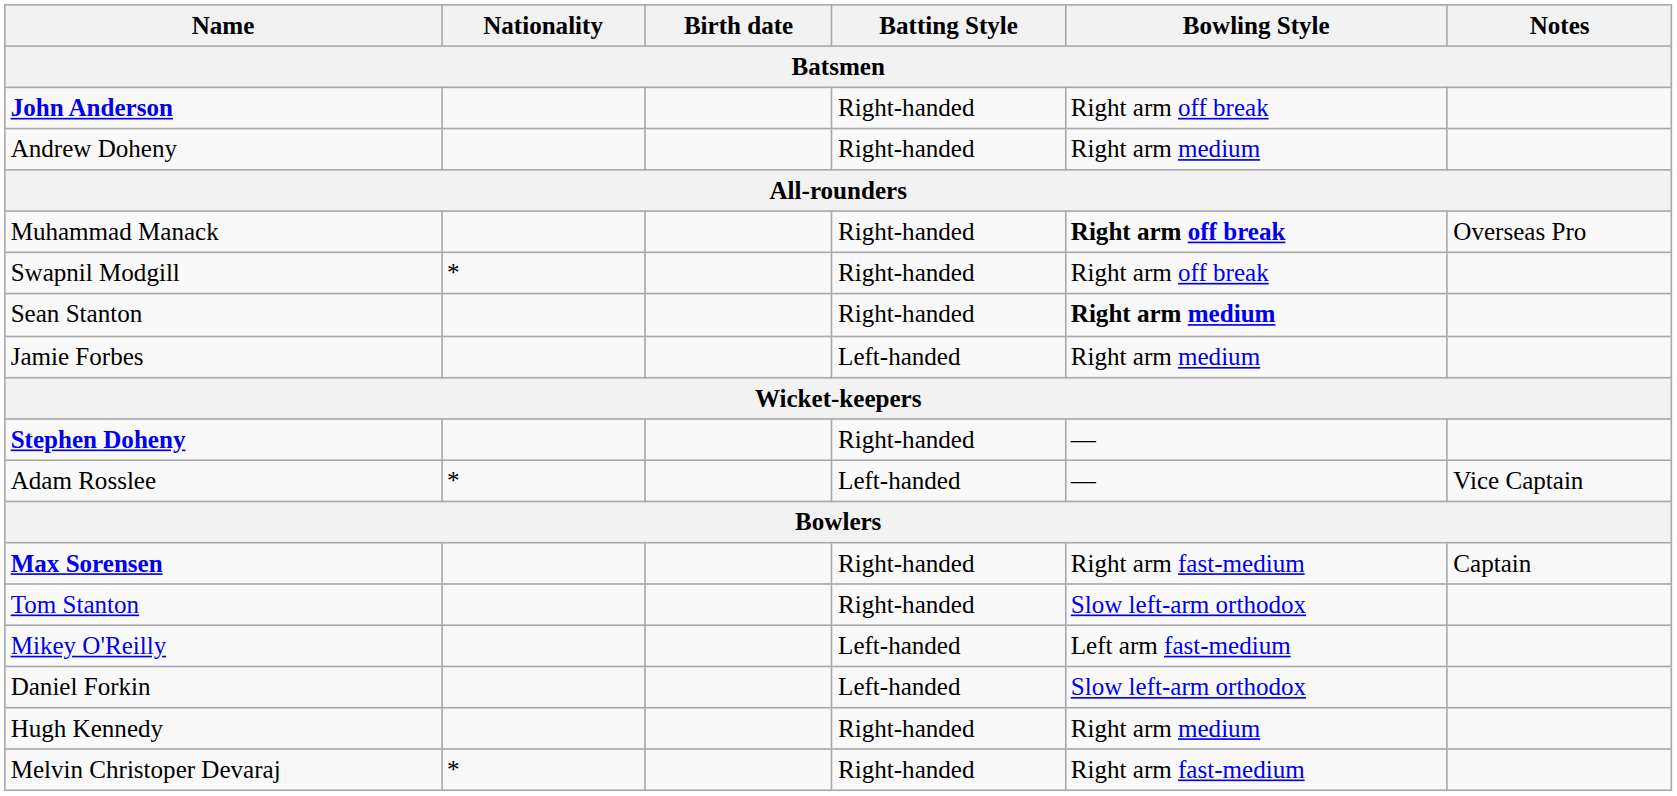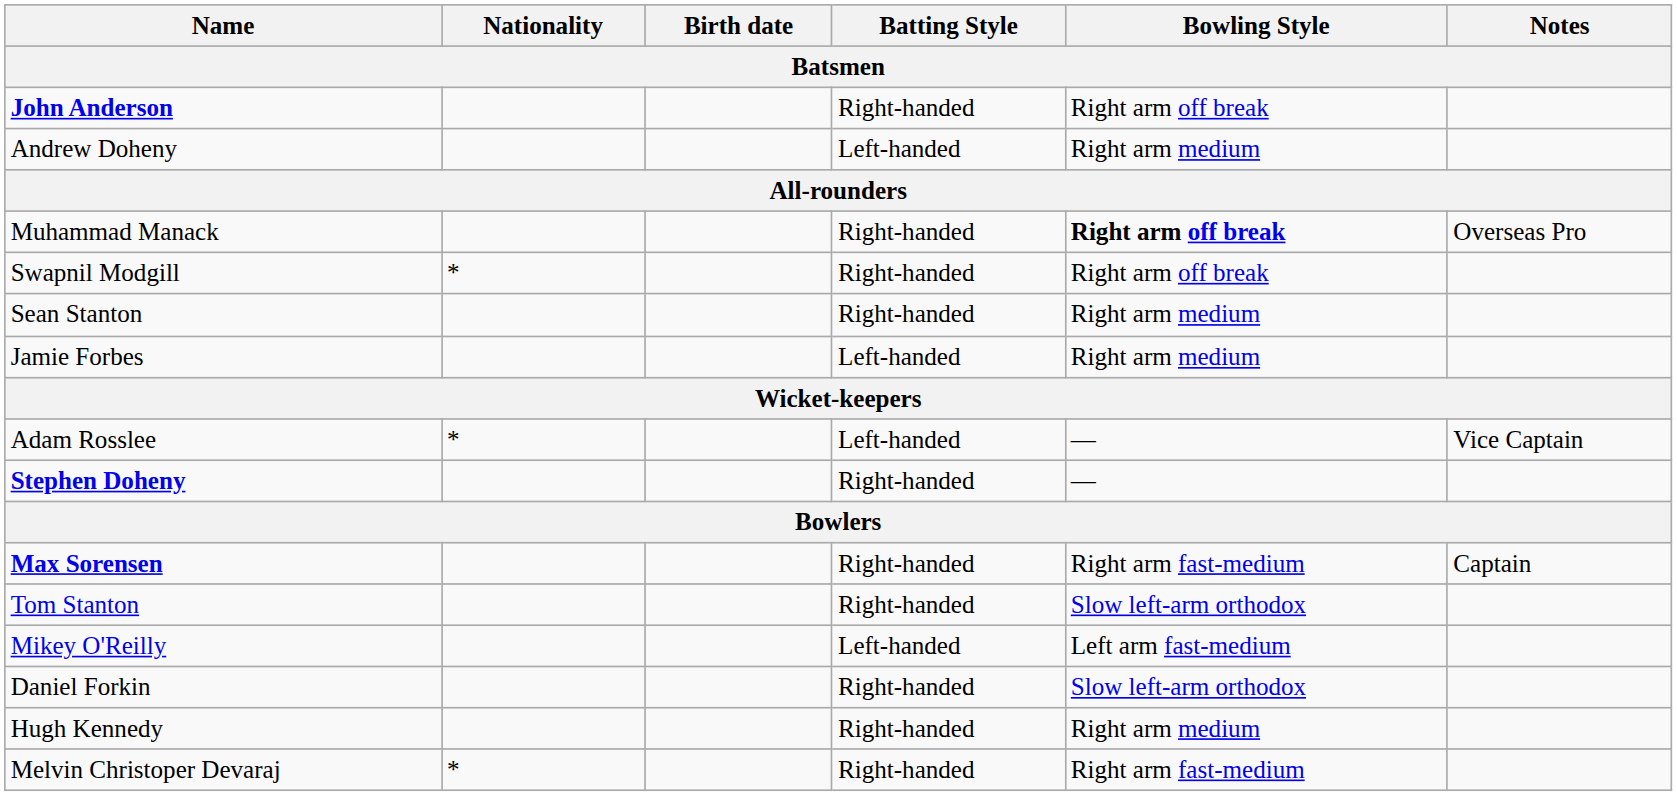(906, 149) Right-handed -> (899, 149) Left-handed
(1173, 314) bold -> (1165, 314) normal
rows swapped: (98, 438) <-> (83, 480)
(899, 687) Left-handed -> (906, 687) Right-handed
